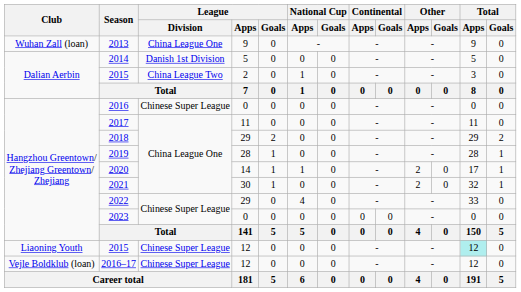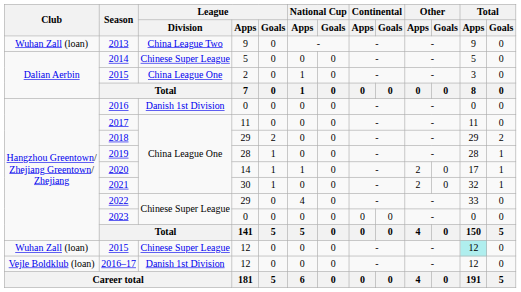(185, 43) China League One -> (185, 43) China League Two
(185, 59) Danish 1st Division -> (185, 59) Chinese Super League
(185, 75) China League Two -> (185, 75) China League One
(185, 106) Chinese Super League -> (185, 106) Danish 1st Division
(52, 248) Liaoning Youth -> (52, 248) Wuhan Zall (loan)
(185, 264) Chinese Super League -> (185, 264) Danish 1st Division
